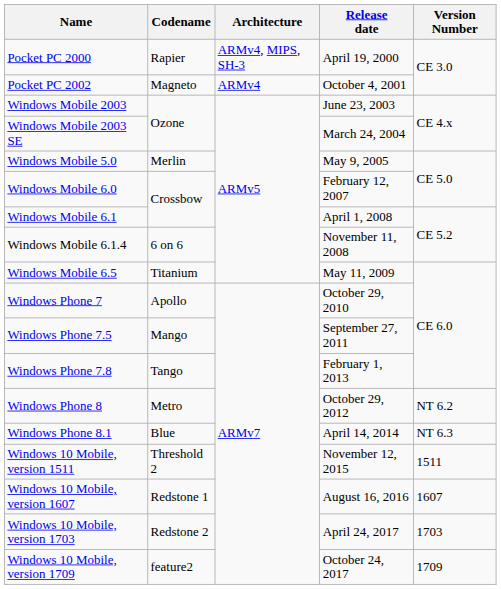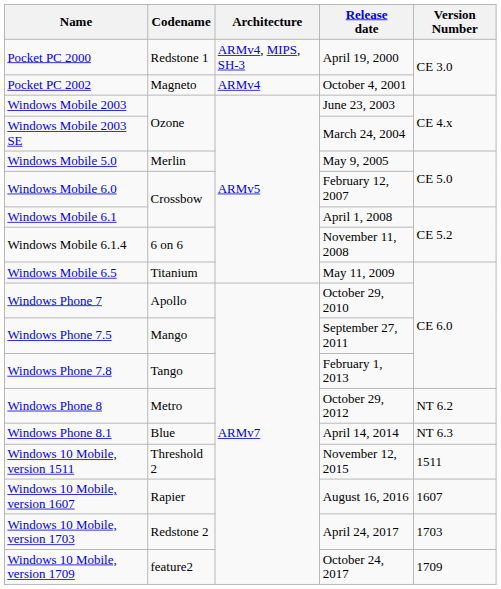(168, 57) Rapier -> (180, 57) Redstone 1
(180, 496) Redstone 1 -> (168, 496) Rapier
